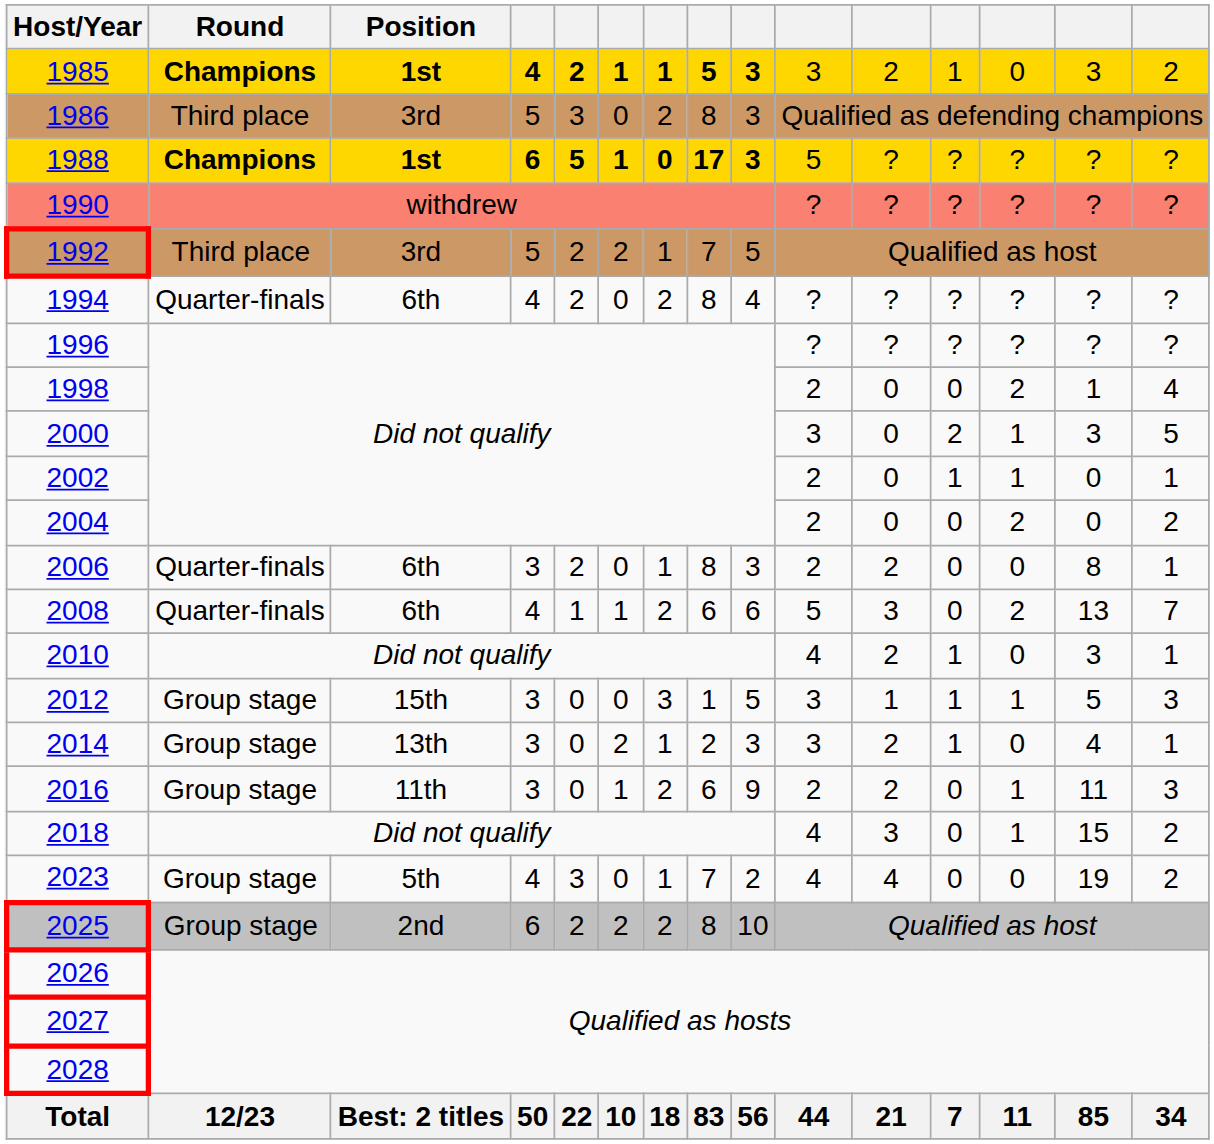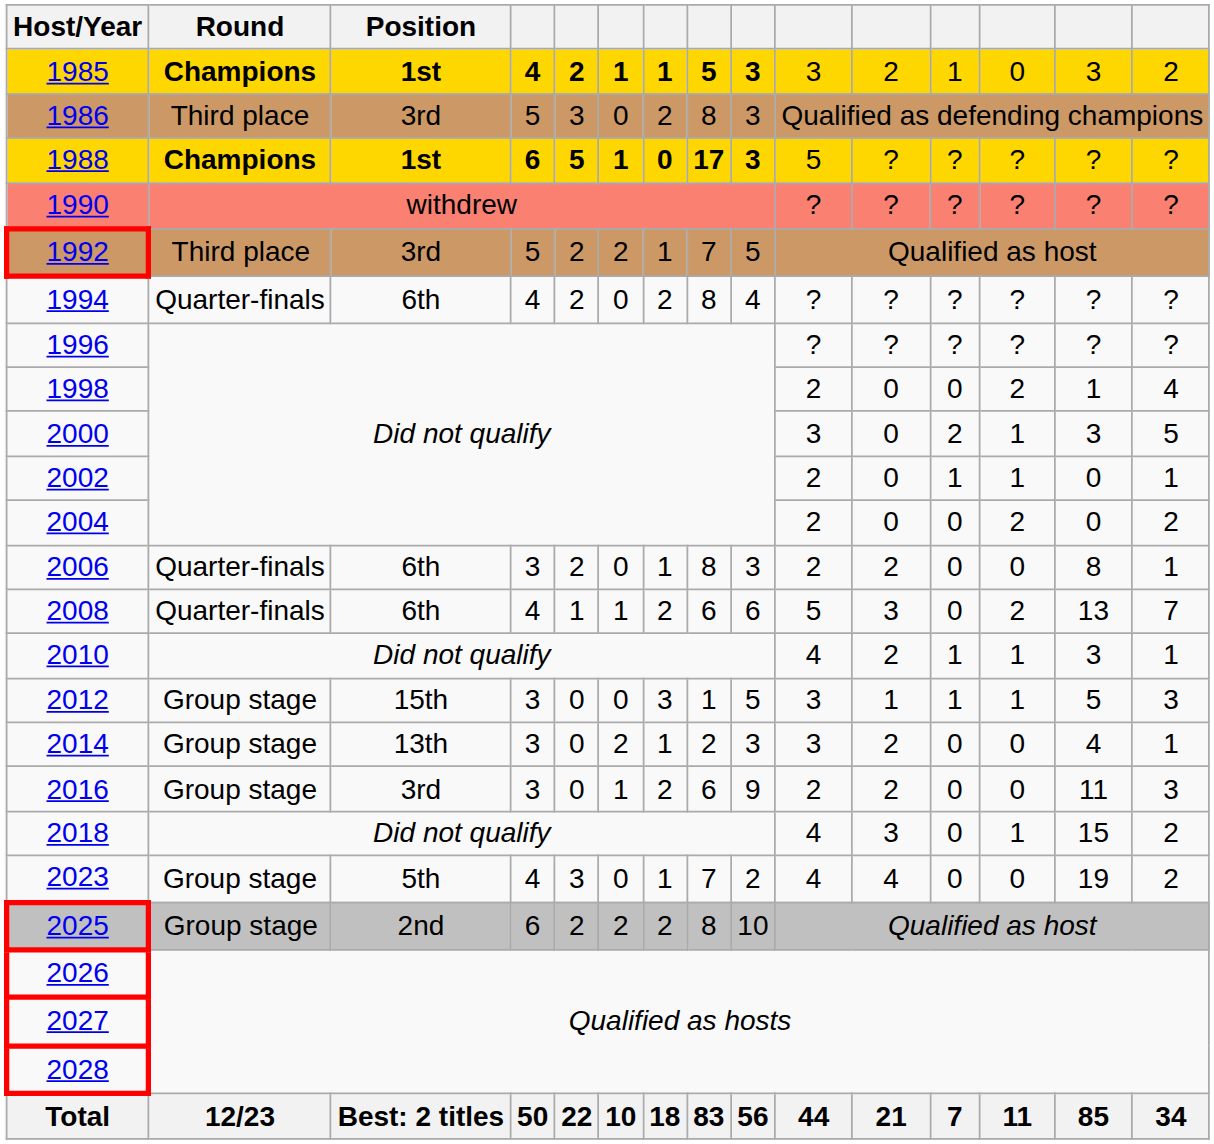(1017, 655) 0 -> (1017, 655) 1
(955, 744) 1 -> (955, 744) 0
(421, 788) 11th -> (421, 788) 3rd
(1017, 788) 1 -> (1017, 788) 0
